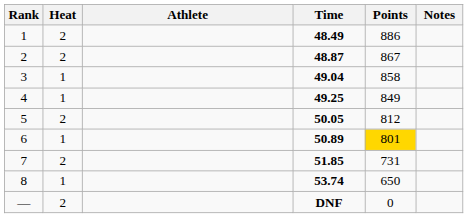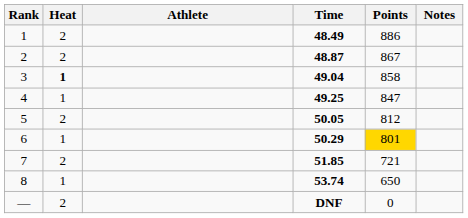(63, 77) normal -> (63, 77) bold
(390, 98) 849 -> (390, 98) 847
(329, 139) 50.89 -> (329, 139) 50.29
(390, 160) 731 -> (390, 160) 721
